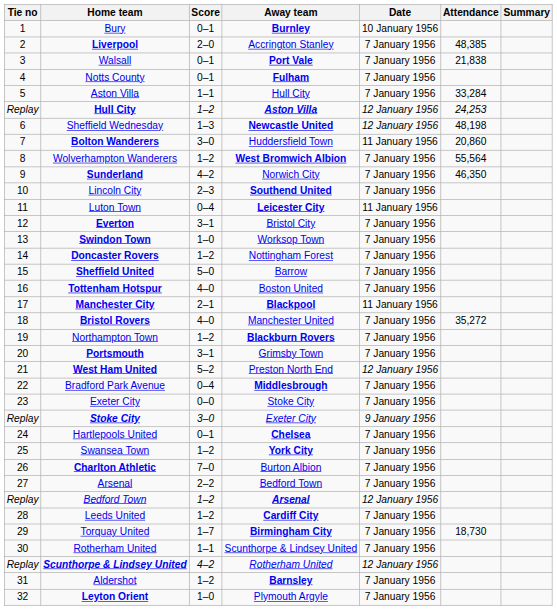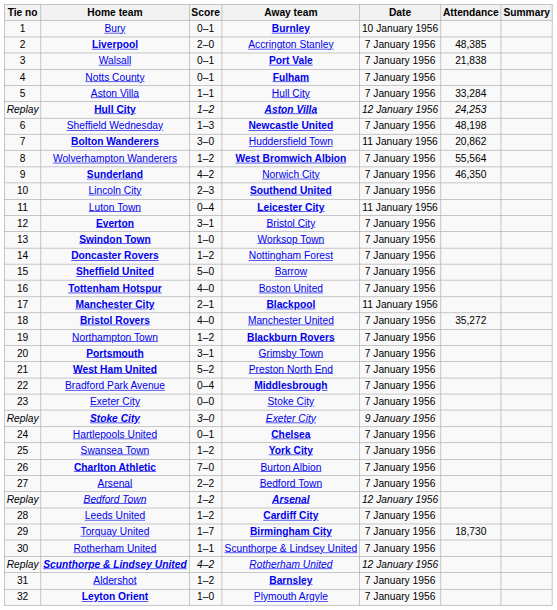(400, 126) 12 January 1956 -> (400, 126) 7 January 1956
(471, 142) 20,860 -> (471, 142) 20,862
(400, 369) 12 January 1956 -> (400, 369) 7 January 1956
